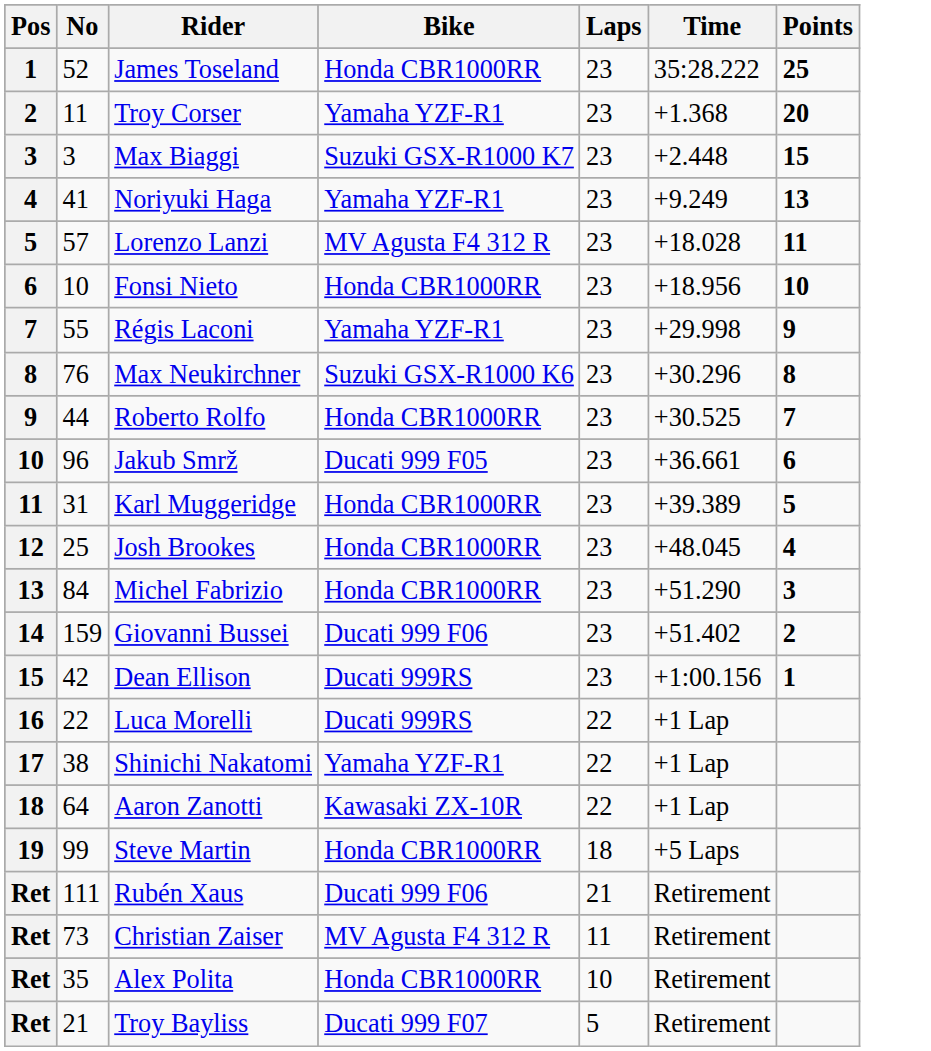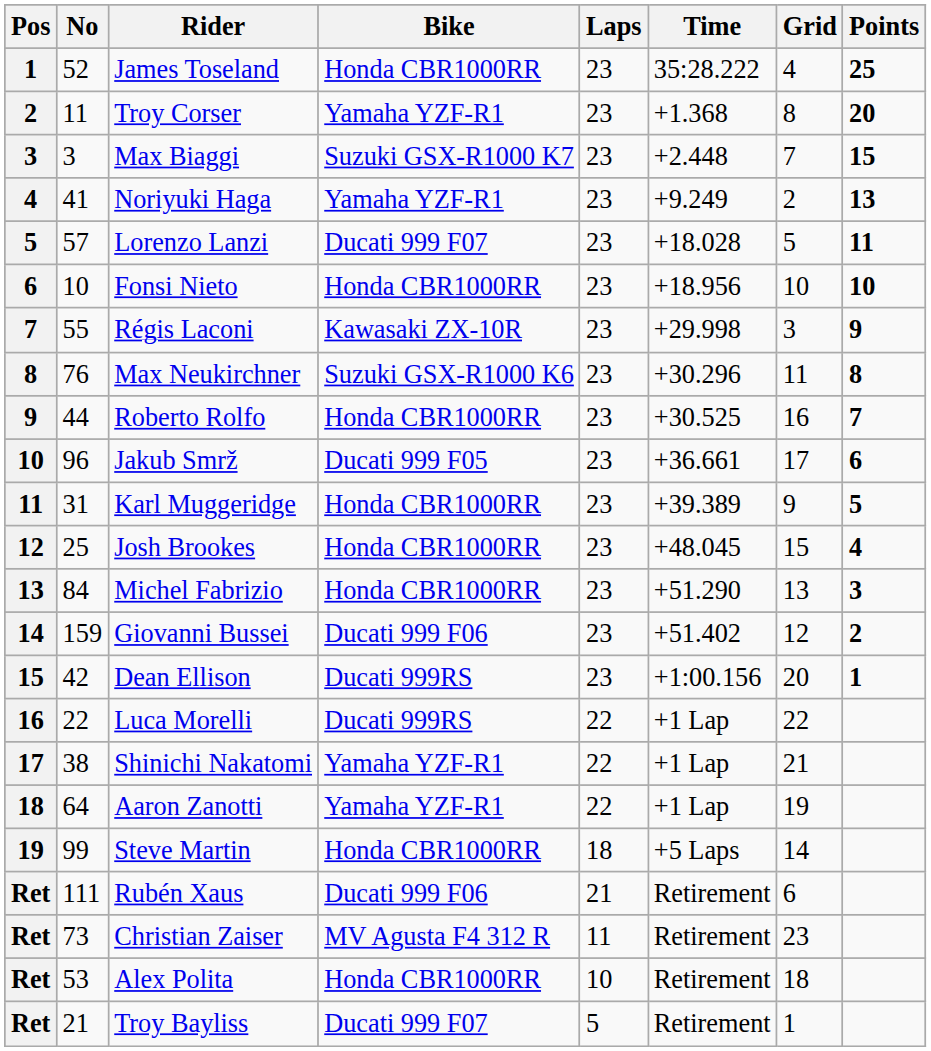+ column: (810, 26)
(437, 243) MV Agusta F4 312 R -> (406, 243) Ducati 999 F07
(414, 329) Yamaha YZF-R1 -> (423, 329) Kawasaki ZX-10R
(423, 806) Kawasaki ZX-10R -> (414, 806) Yamaha YZF-R1
(76, 980) 35 -> (76, 980) 53
